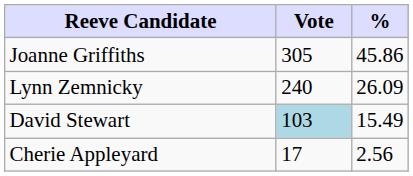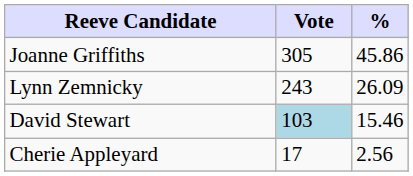(297, 87) 240 -> (297, 87) 243
(380, 120) 15.49 -> (380, 120) 15.46
